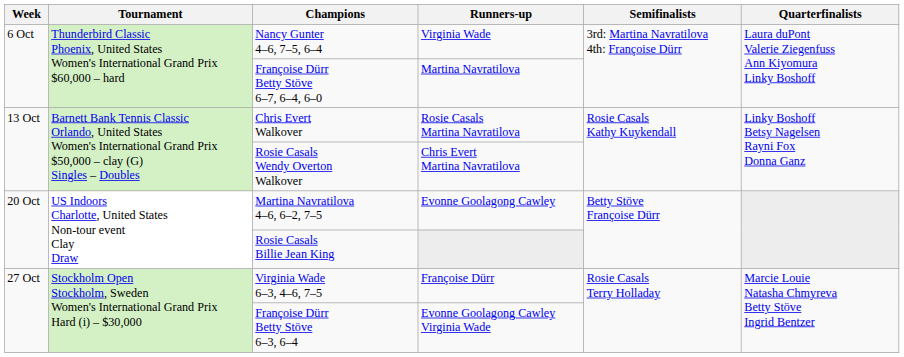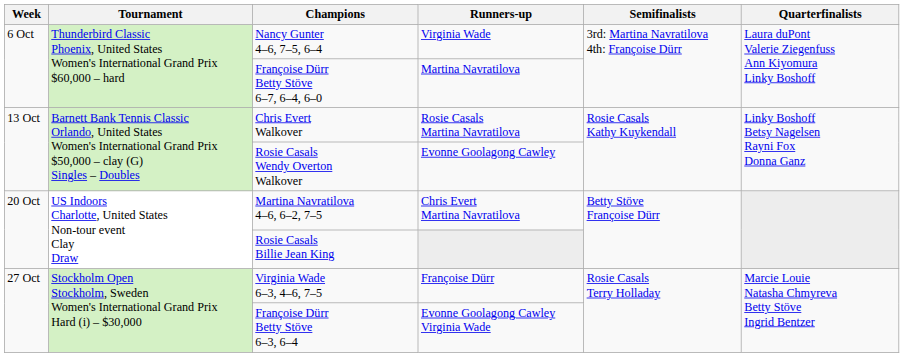(470, 159) Chris Evert Martina Navratilova -> (488, 152) Evonne Goolagong Cawley
(488, 201) Evonne Goolagong Cawley -> (470, 208) Chris Evert Martina Navratilova
